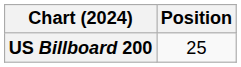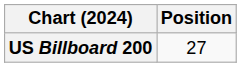(196, 47) 25 -> (196, 47) 27
